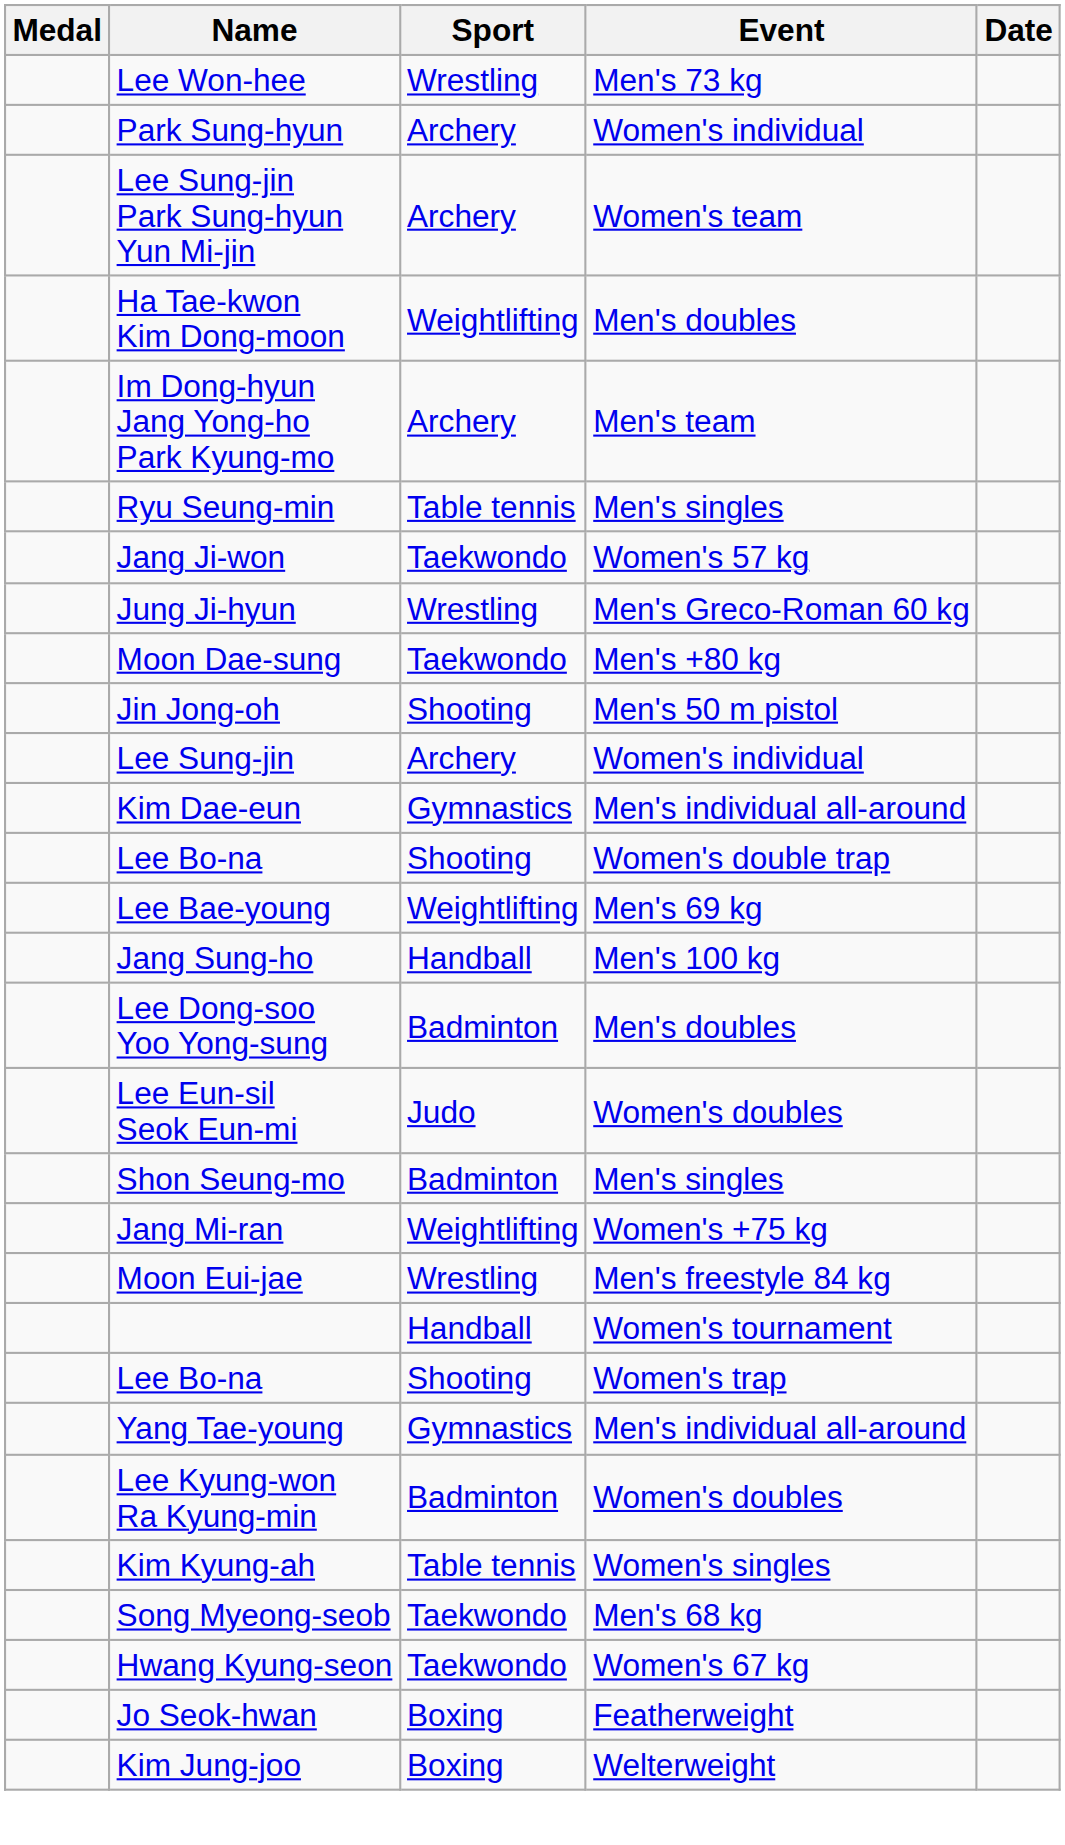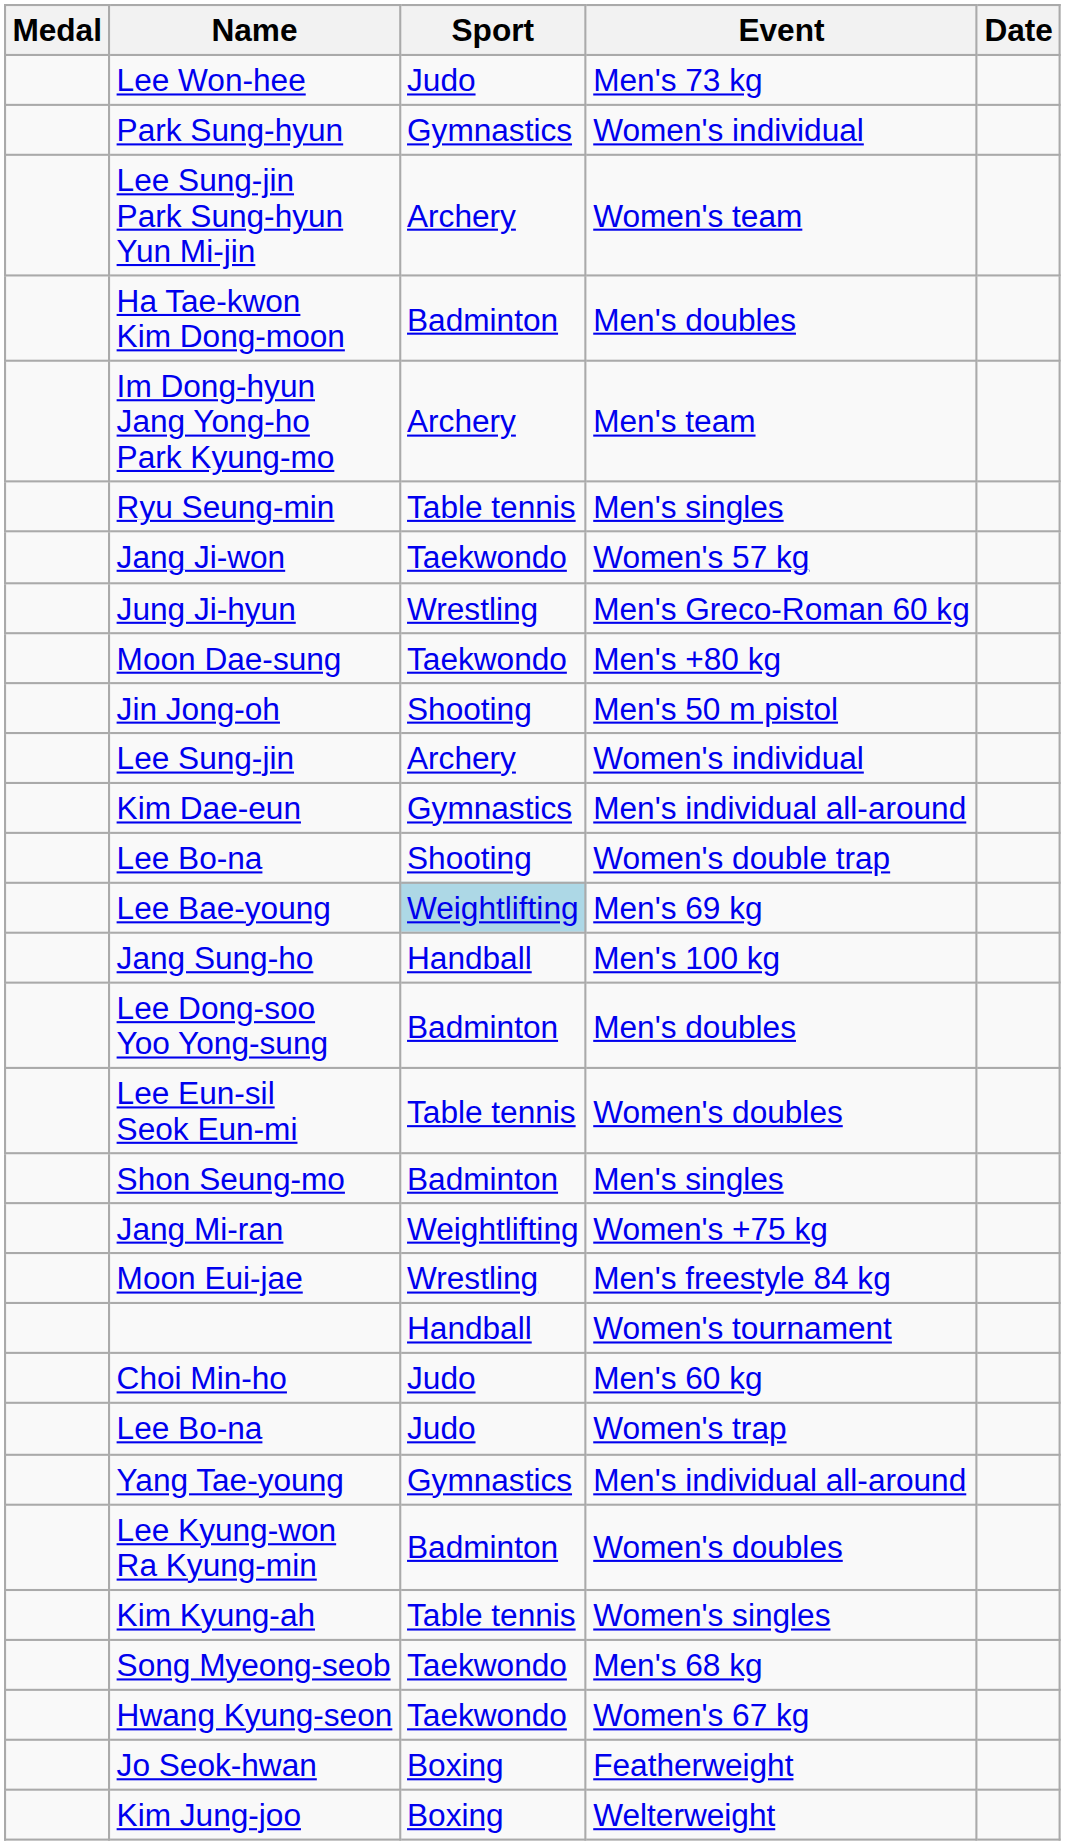(473, 80) Wrestling -> (441, 80) Judo
(461, 130) Archery -> (490, 130) Gymnastics
(493, 319) Weightlifting -> (483, 319) Badminton
(493, 908) no background -> (493, 908) lightblue background
(441, 1111) Judo -> (491, 1111) Table tennis
+ row: (202, 1379)
(469, 1379) Shooting -> (441, 1429) Judo
